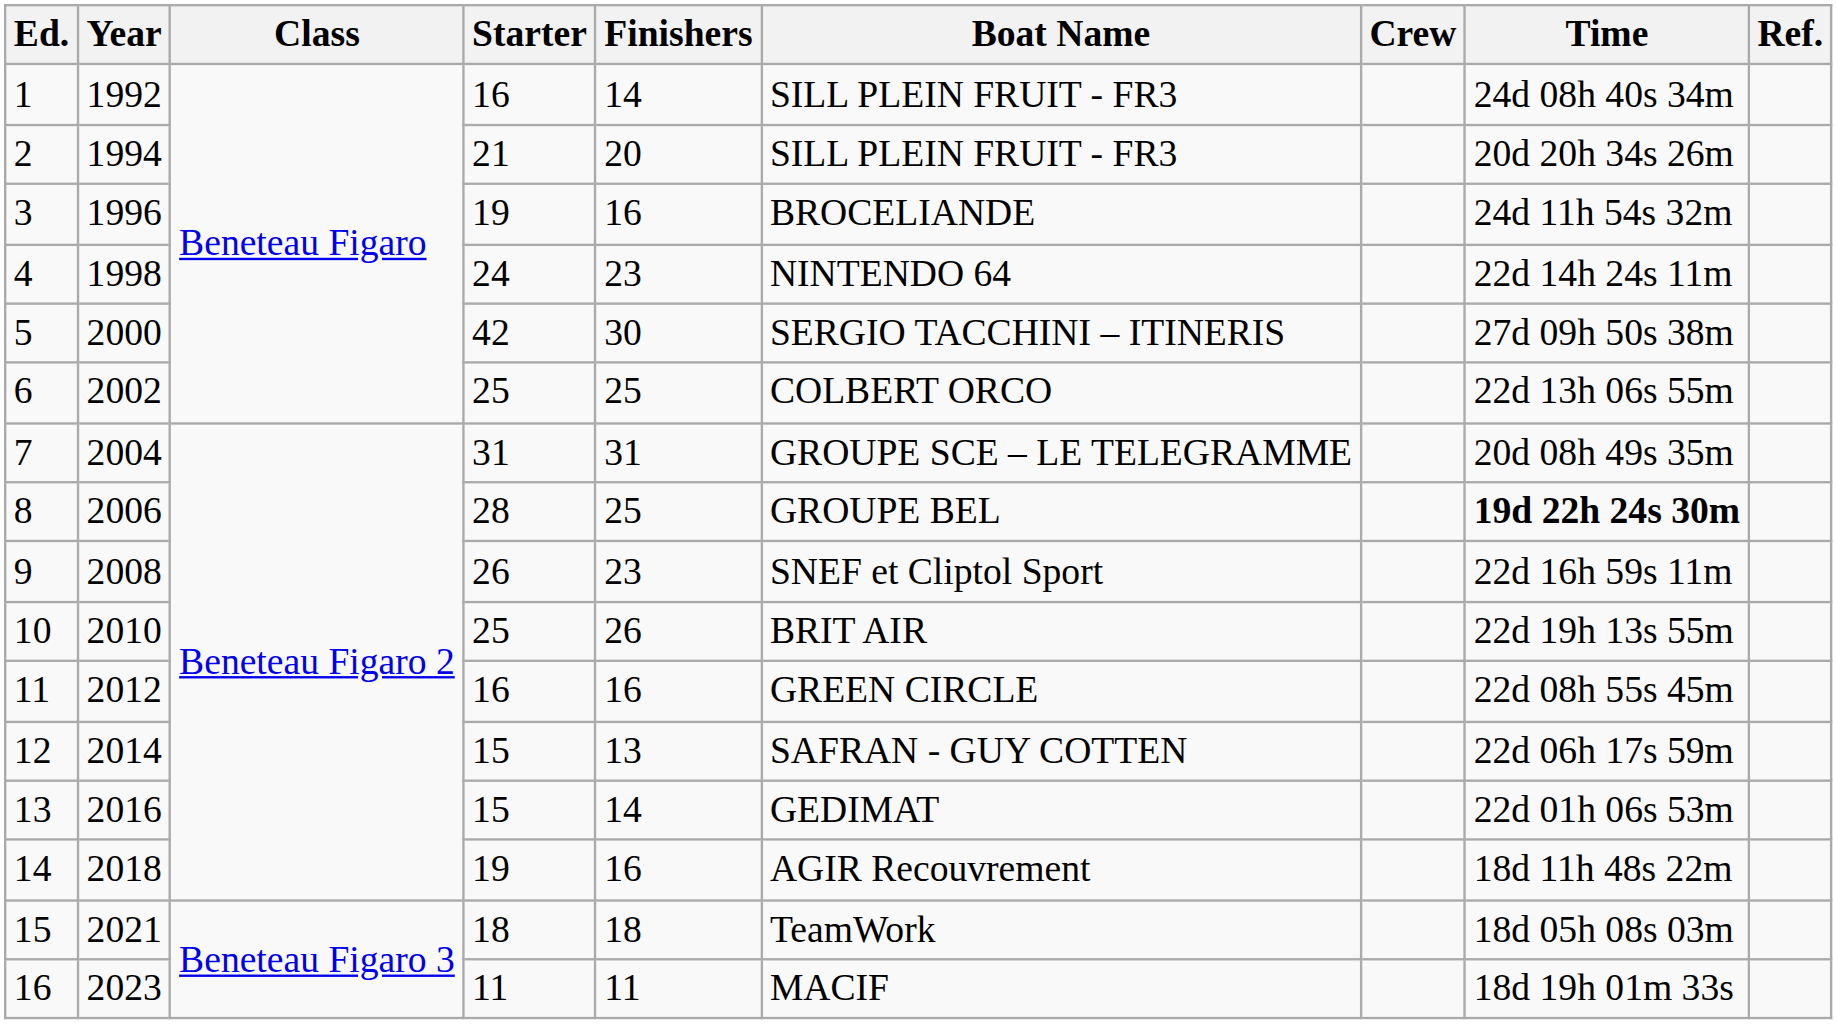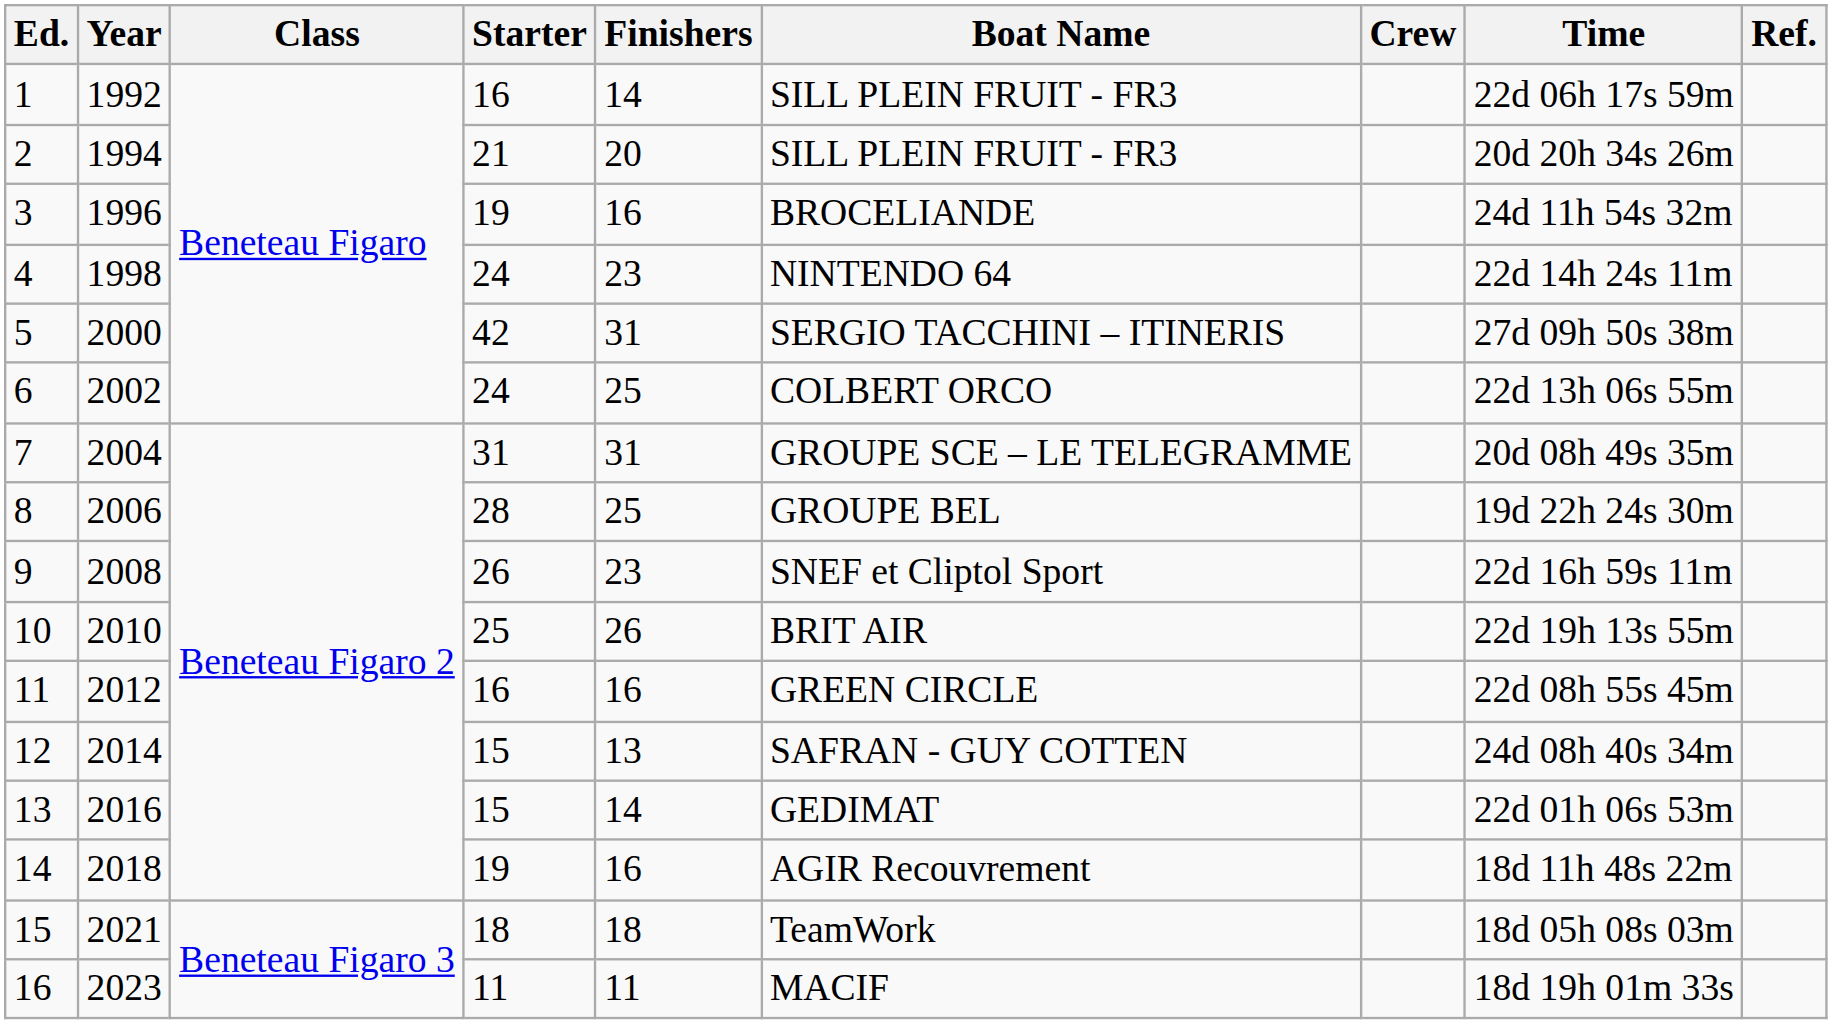(1604, 93) 24d 08h 40s 34m -> (1604, 93) 22d 06h 17s 59m
(623, 332) 30 -> (623, 332) 31
(491, 392) 25 -> (491, 392) 24
(1607, 511) bold -> (1604, 511) normal
(1604, 749) 22d 06h 17s 59m -> (1604, 749) 24d 08h 40s 34m
